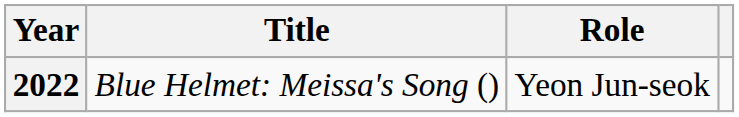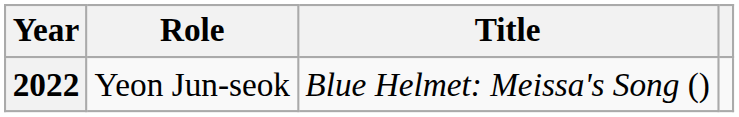columns swapped: (297, 30) <-> (612, 30)
